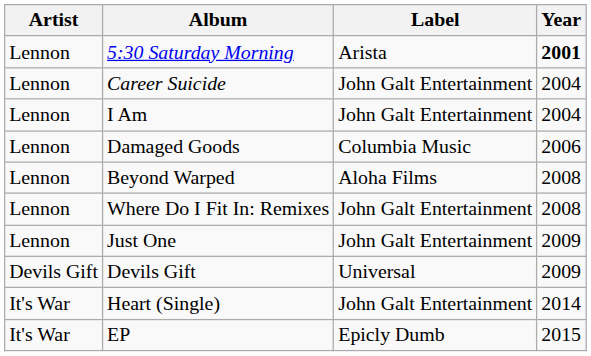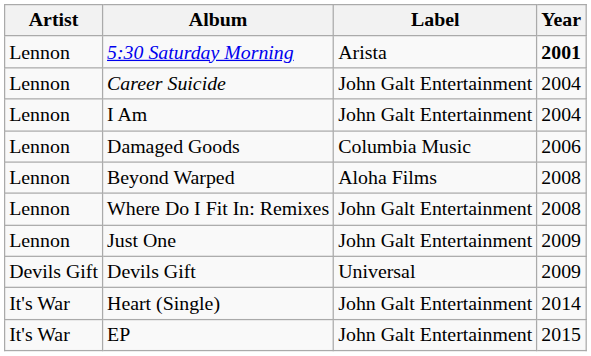(391, 334) Epicly Dumb -> (435, 334) John Galt Entertainment
